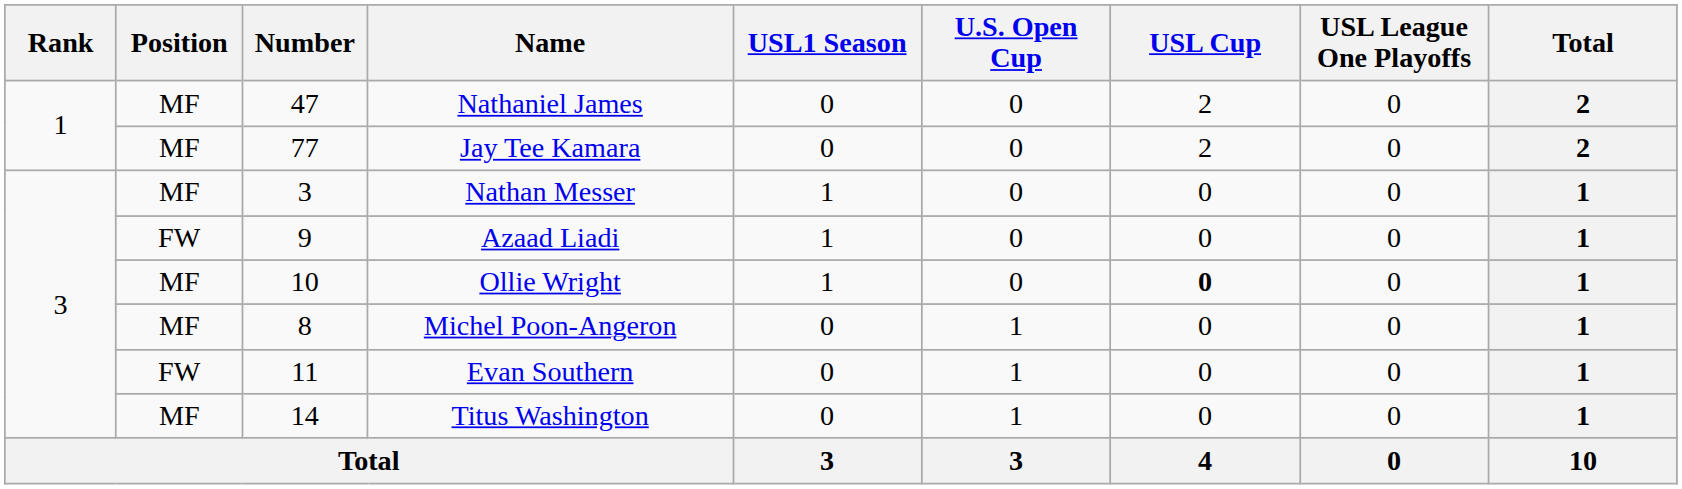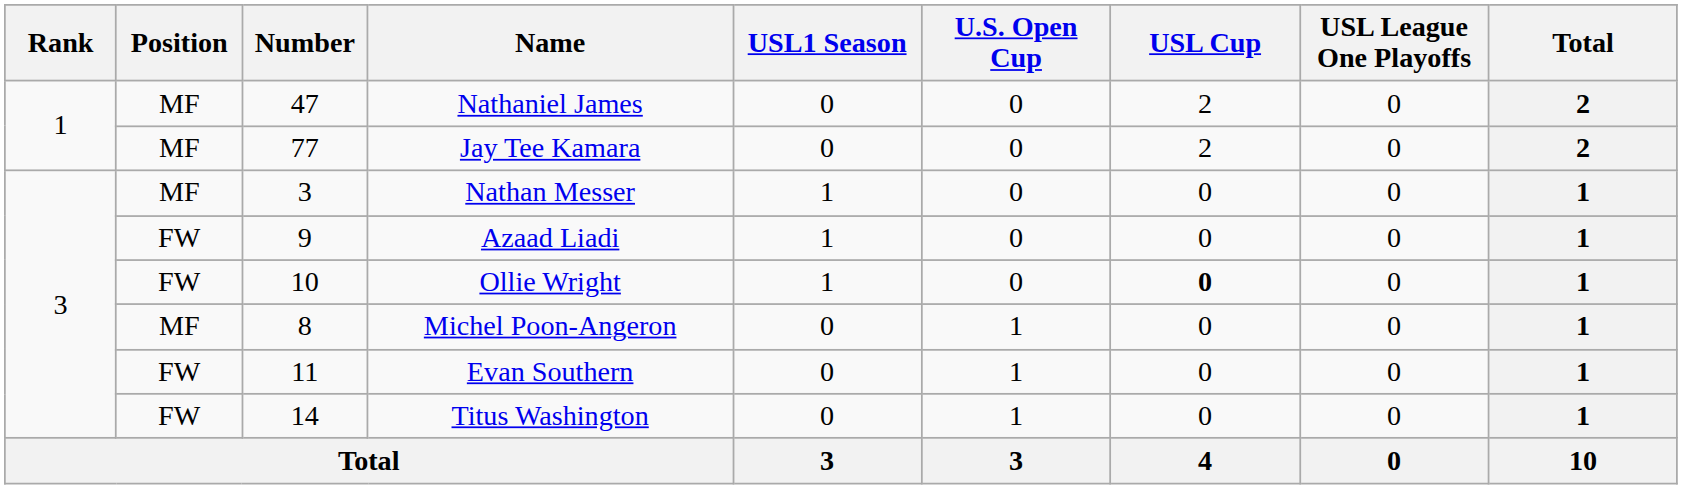(179, 281) MF -> (179, 281) FW
(179, 415) MF -> (179, 415) FW
